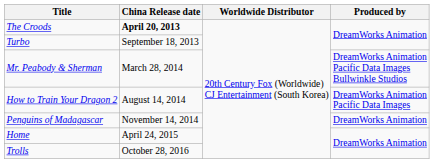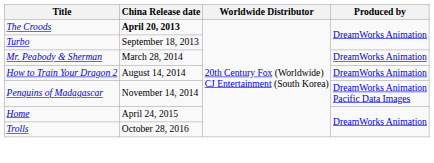(380, 68) DreamWorks Animation Pacific Data Images Bullwinkle Studios -> (380, 57) DreamWorks Animation
(380, 100) DreamWorks Animation Pacific Data Images -> (380, 73) DreamWorks Animation
(380, 120) DreamWorks Animation -> (380, 93) DreamWorks Animation Pacific Data Images
